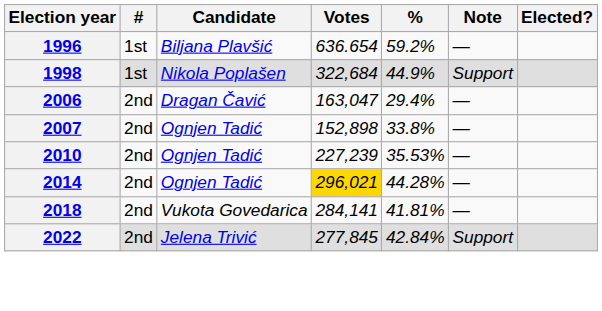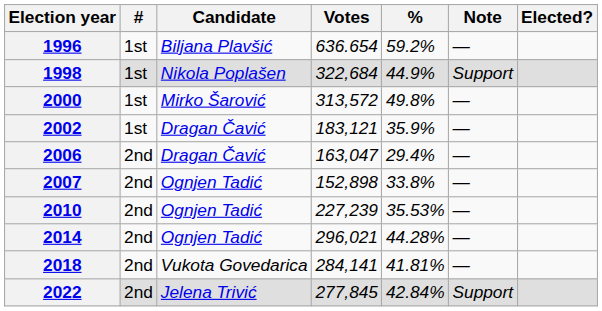+ row: (62, 100)
+ row: (62, 127)
(347, 182) gold background -> (347, 237) no background
